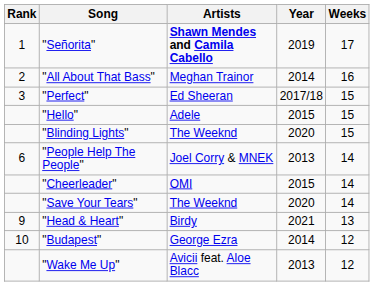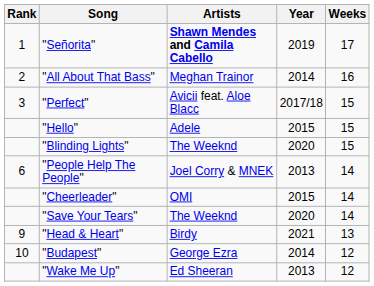(201, 96) Ed Sheeran -> (210, 102) Avicii feat. Aloe Blacc
(210, 265) Avicii feat. Aloe Blacc -> (201, 271) Ed Sheeran
